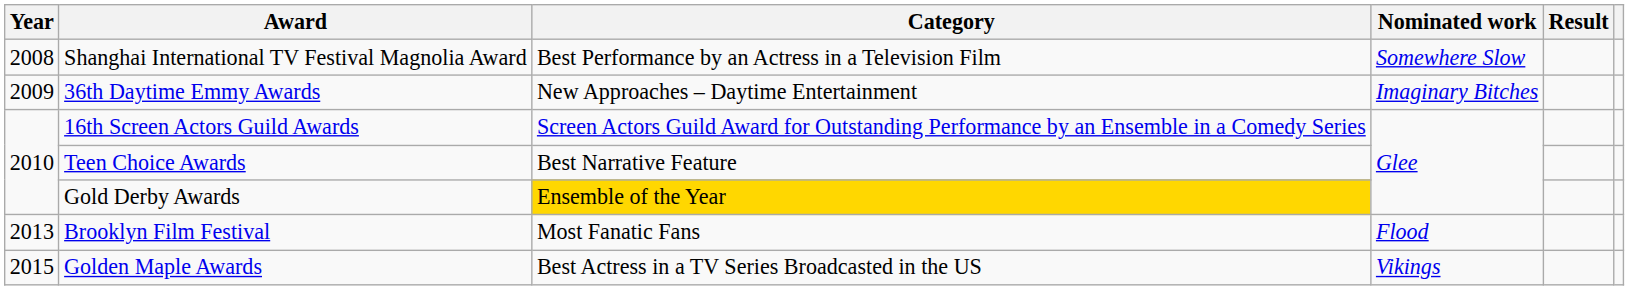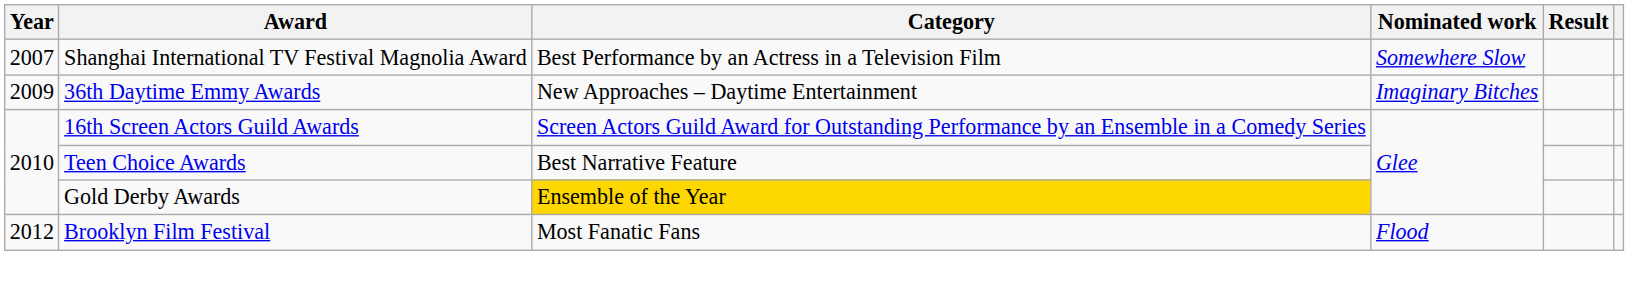(32, 57) 2008 -> (32, 57) 2007
(32, 232) 2013 -> (32, 232) 2012
- row: (163, 267)
